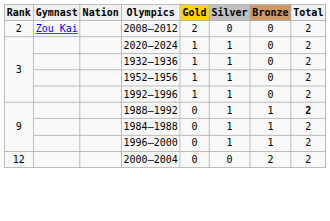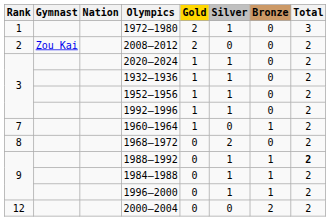+ row: (151, 29)
+ row: (151, 127)
+ row: (151, 143)
